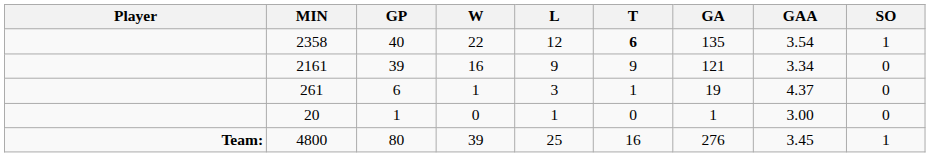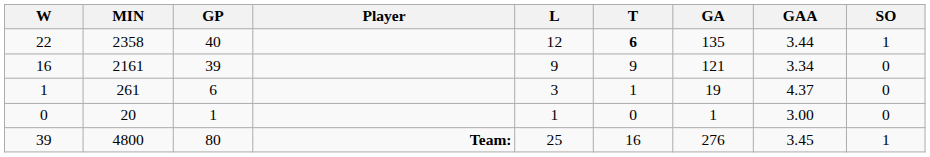columns swapped: (136, 16) <-> (476, 16)
(800, 41) 3.54 -> (800, 41) 3.44
